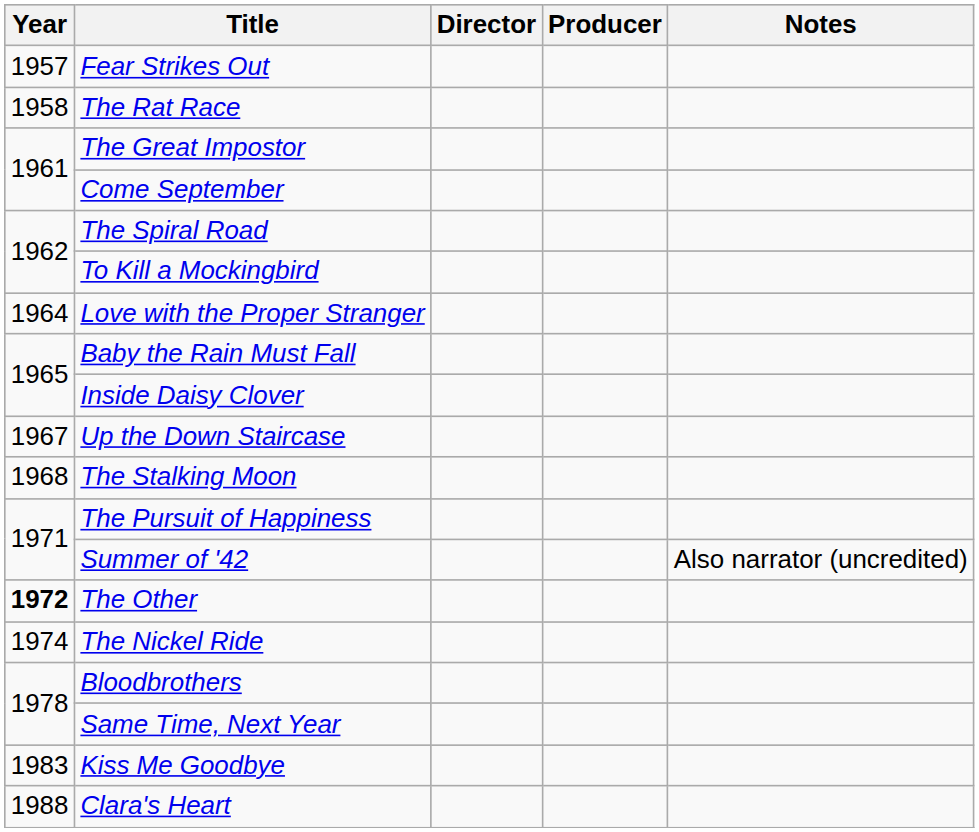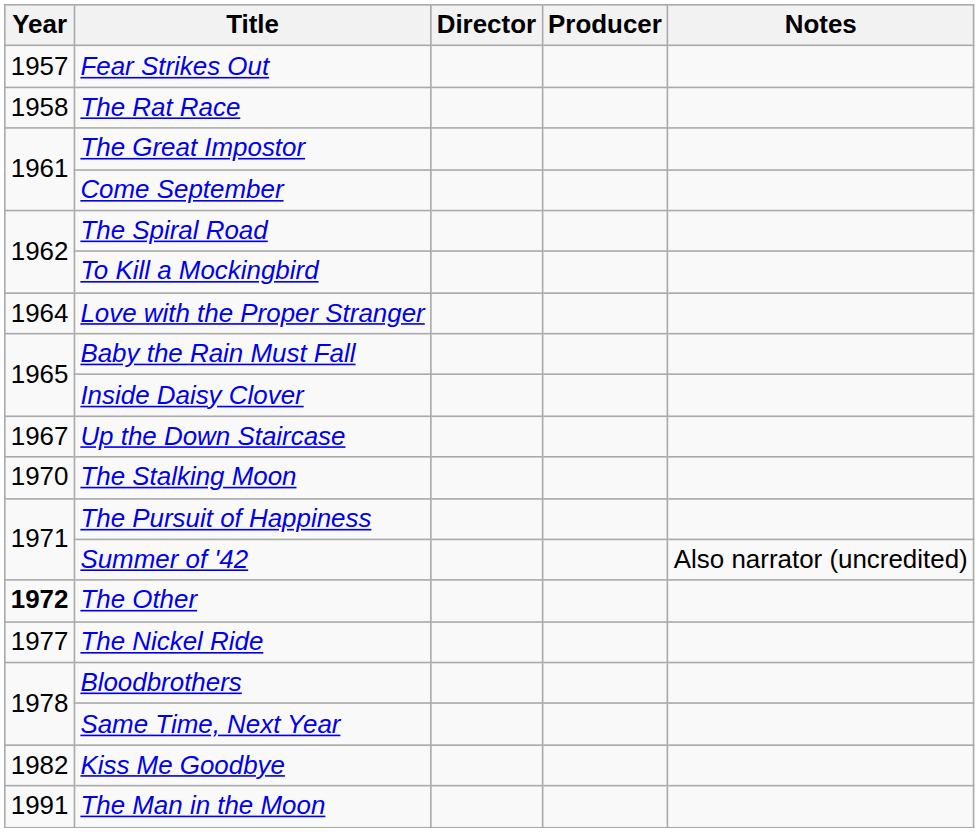(40, 477) 1968 -> (40, 477) 1970
(40, 641) 1974 -> (40, 641) 1977
(40, 764) 1983 -> (40, 764) 1982
- row: (156, 806)
+ row: (203, 806)
